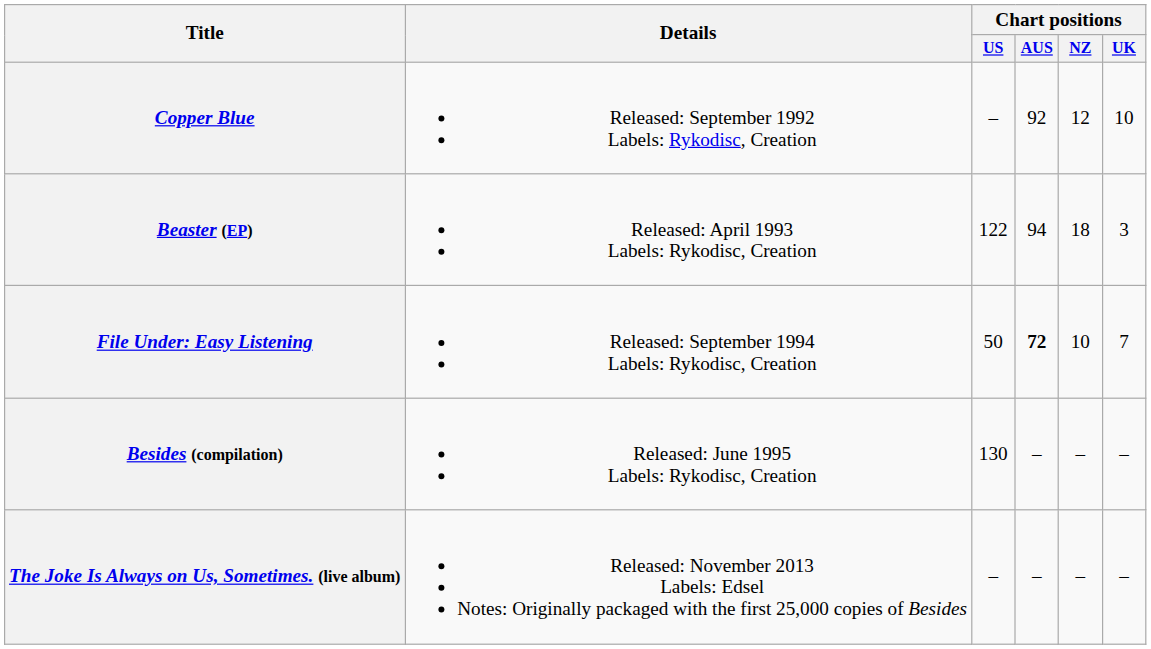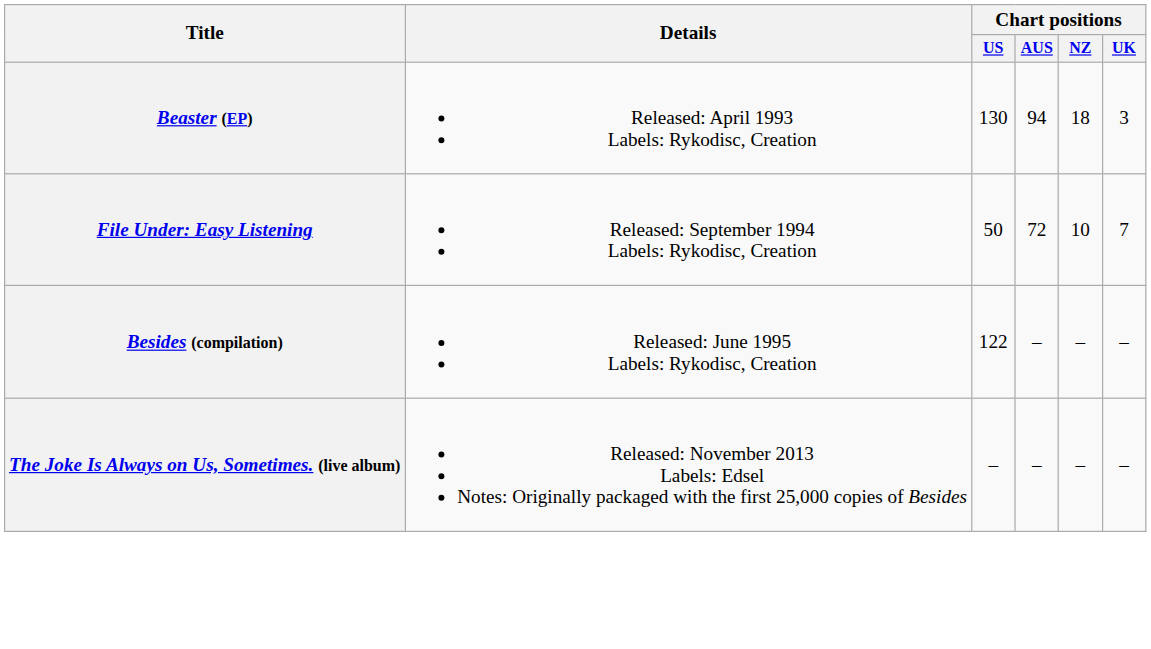- row: (205, 117)
(993, 229) 122 -> (993, 117) 130
(1037, 341) bold -> (1037, 229) normal
(993, 453) 130 -> (993, 341) 122
